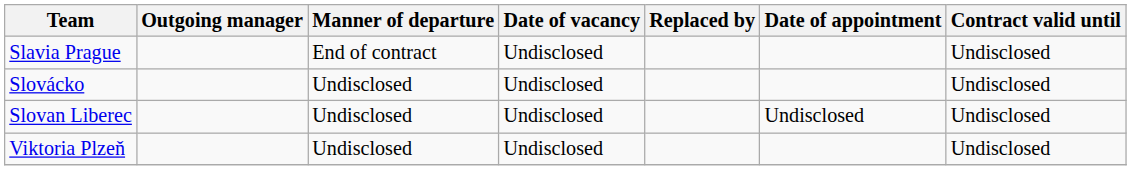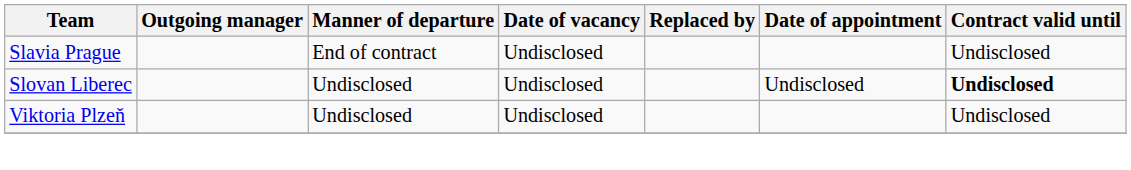- row: (47, 84)
(1001, 116) normal -> (1002, 84) bold
